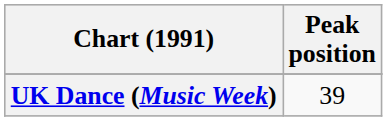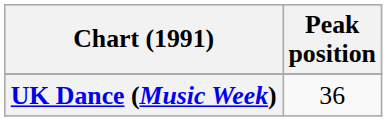(332, 94) 39 -> (332, 94) 36
